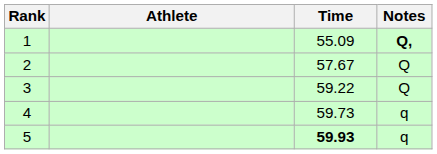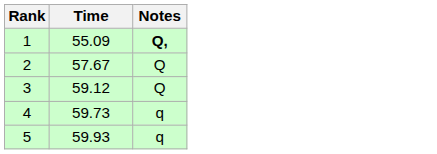- column: (172, 16)
(335, 88) 59.22 -> (91, 88) 59.12
(335, 137) bold -> (91, 137) normal
